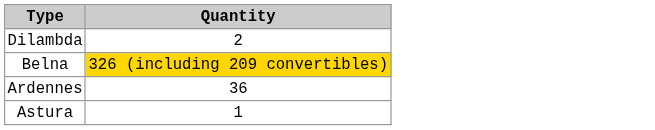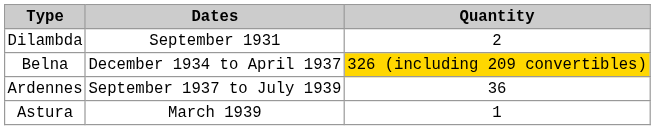+ column: (215, 17)
